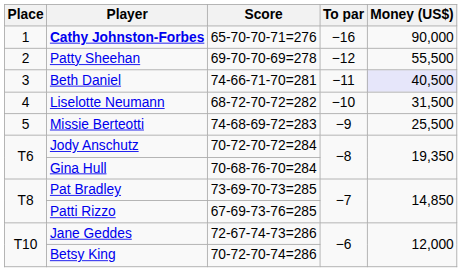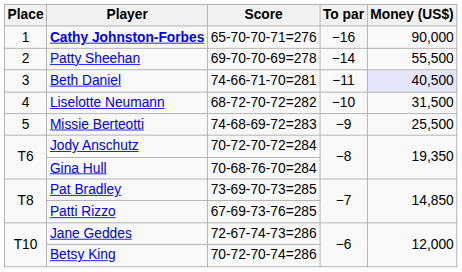(343, 59) −12 -> (343, 59) −14
